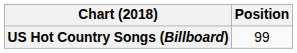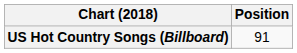(262, 37) 99 -> (262, 37) 91
